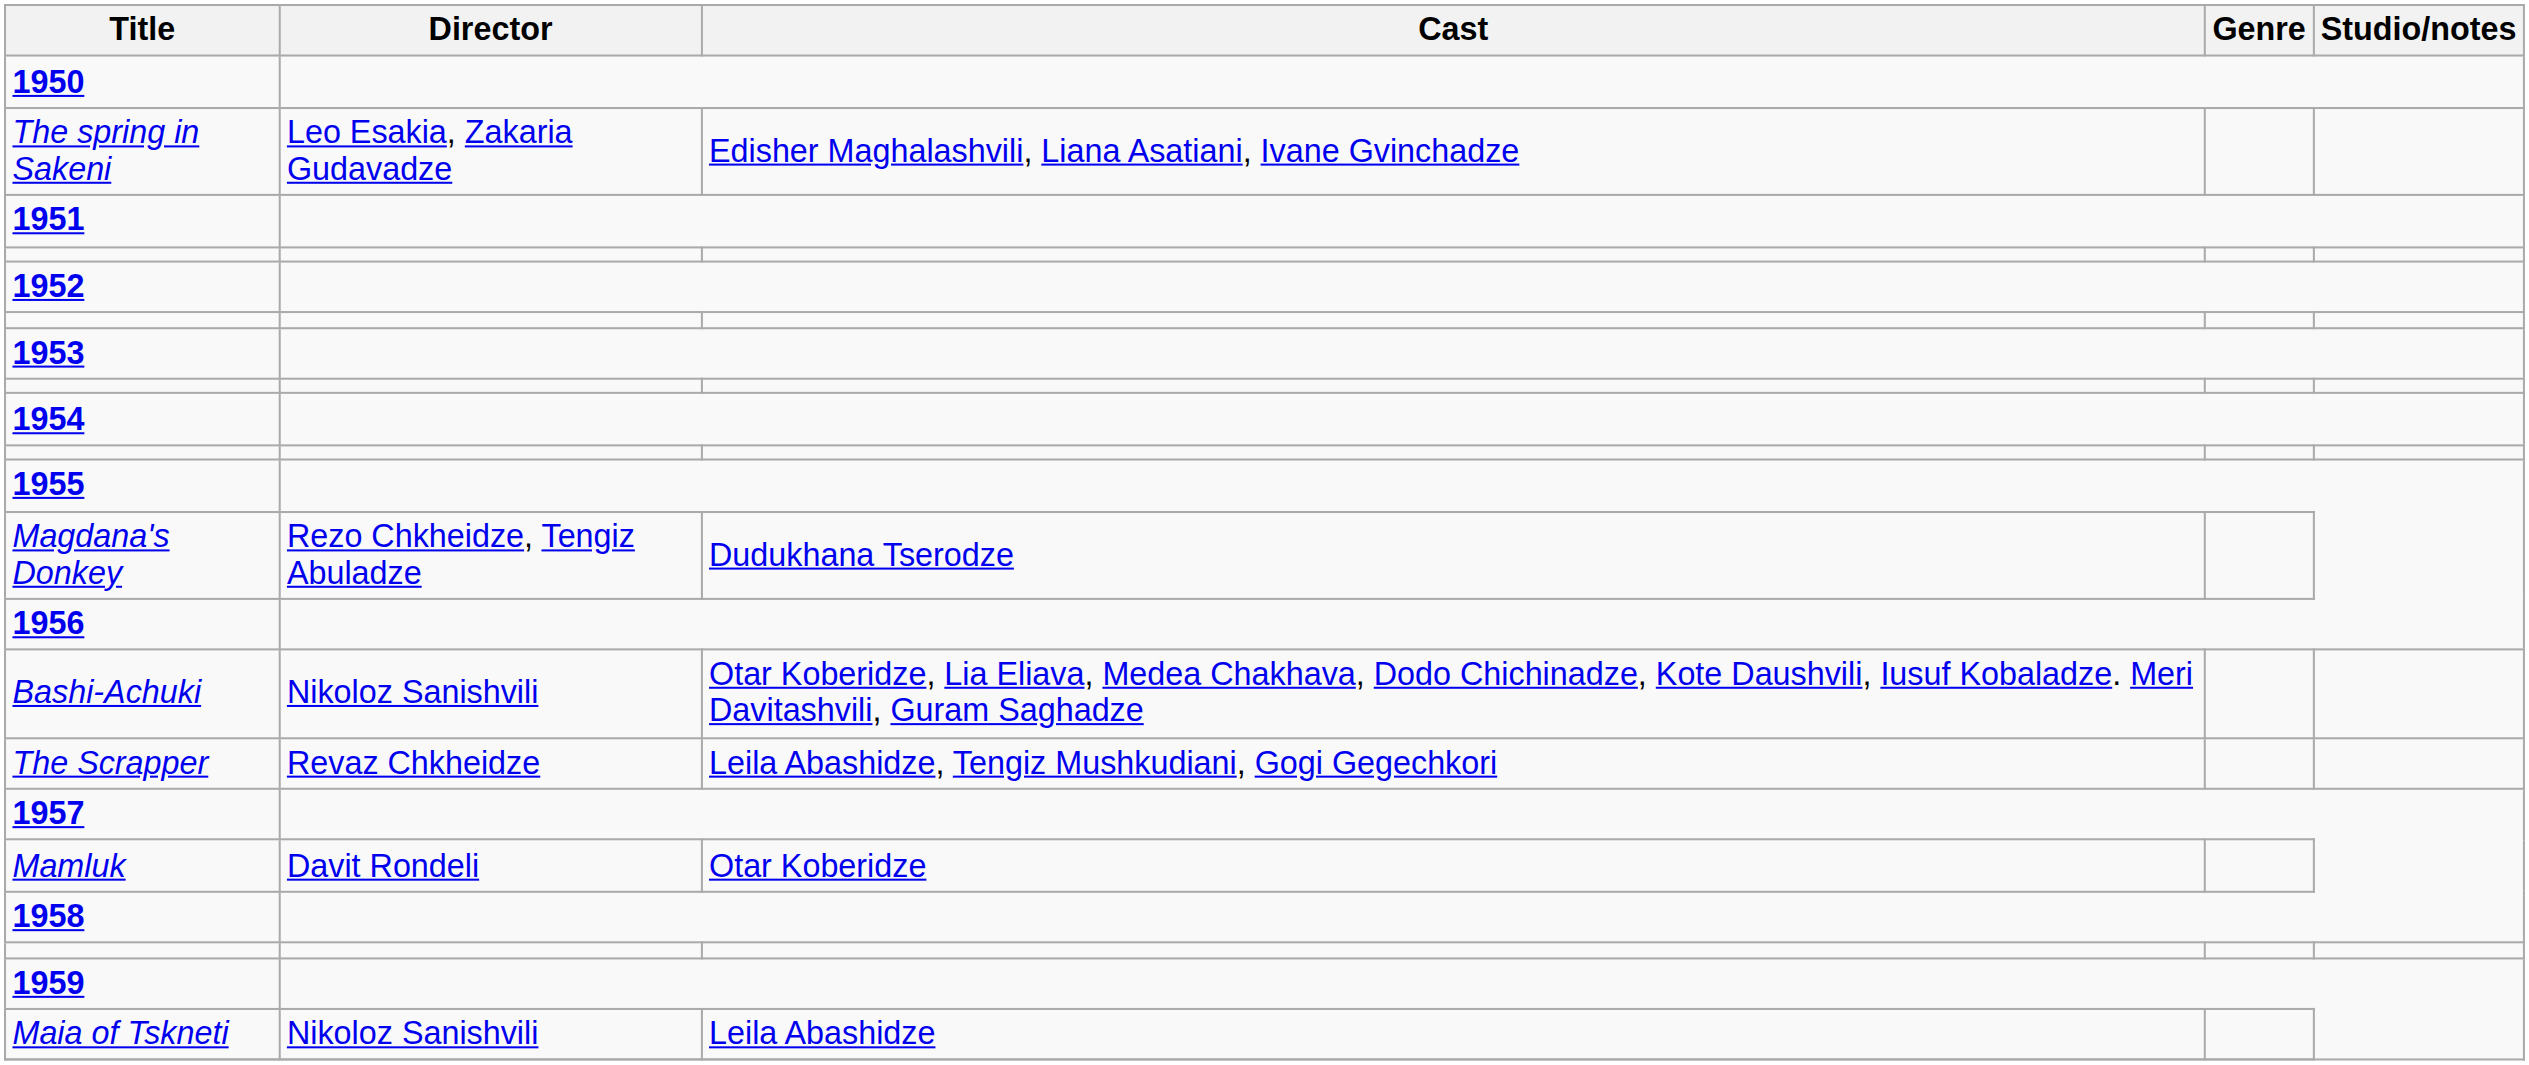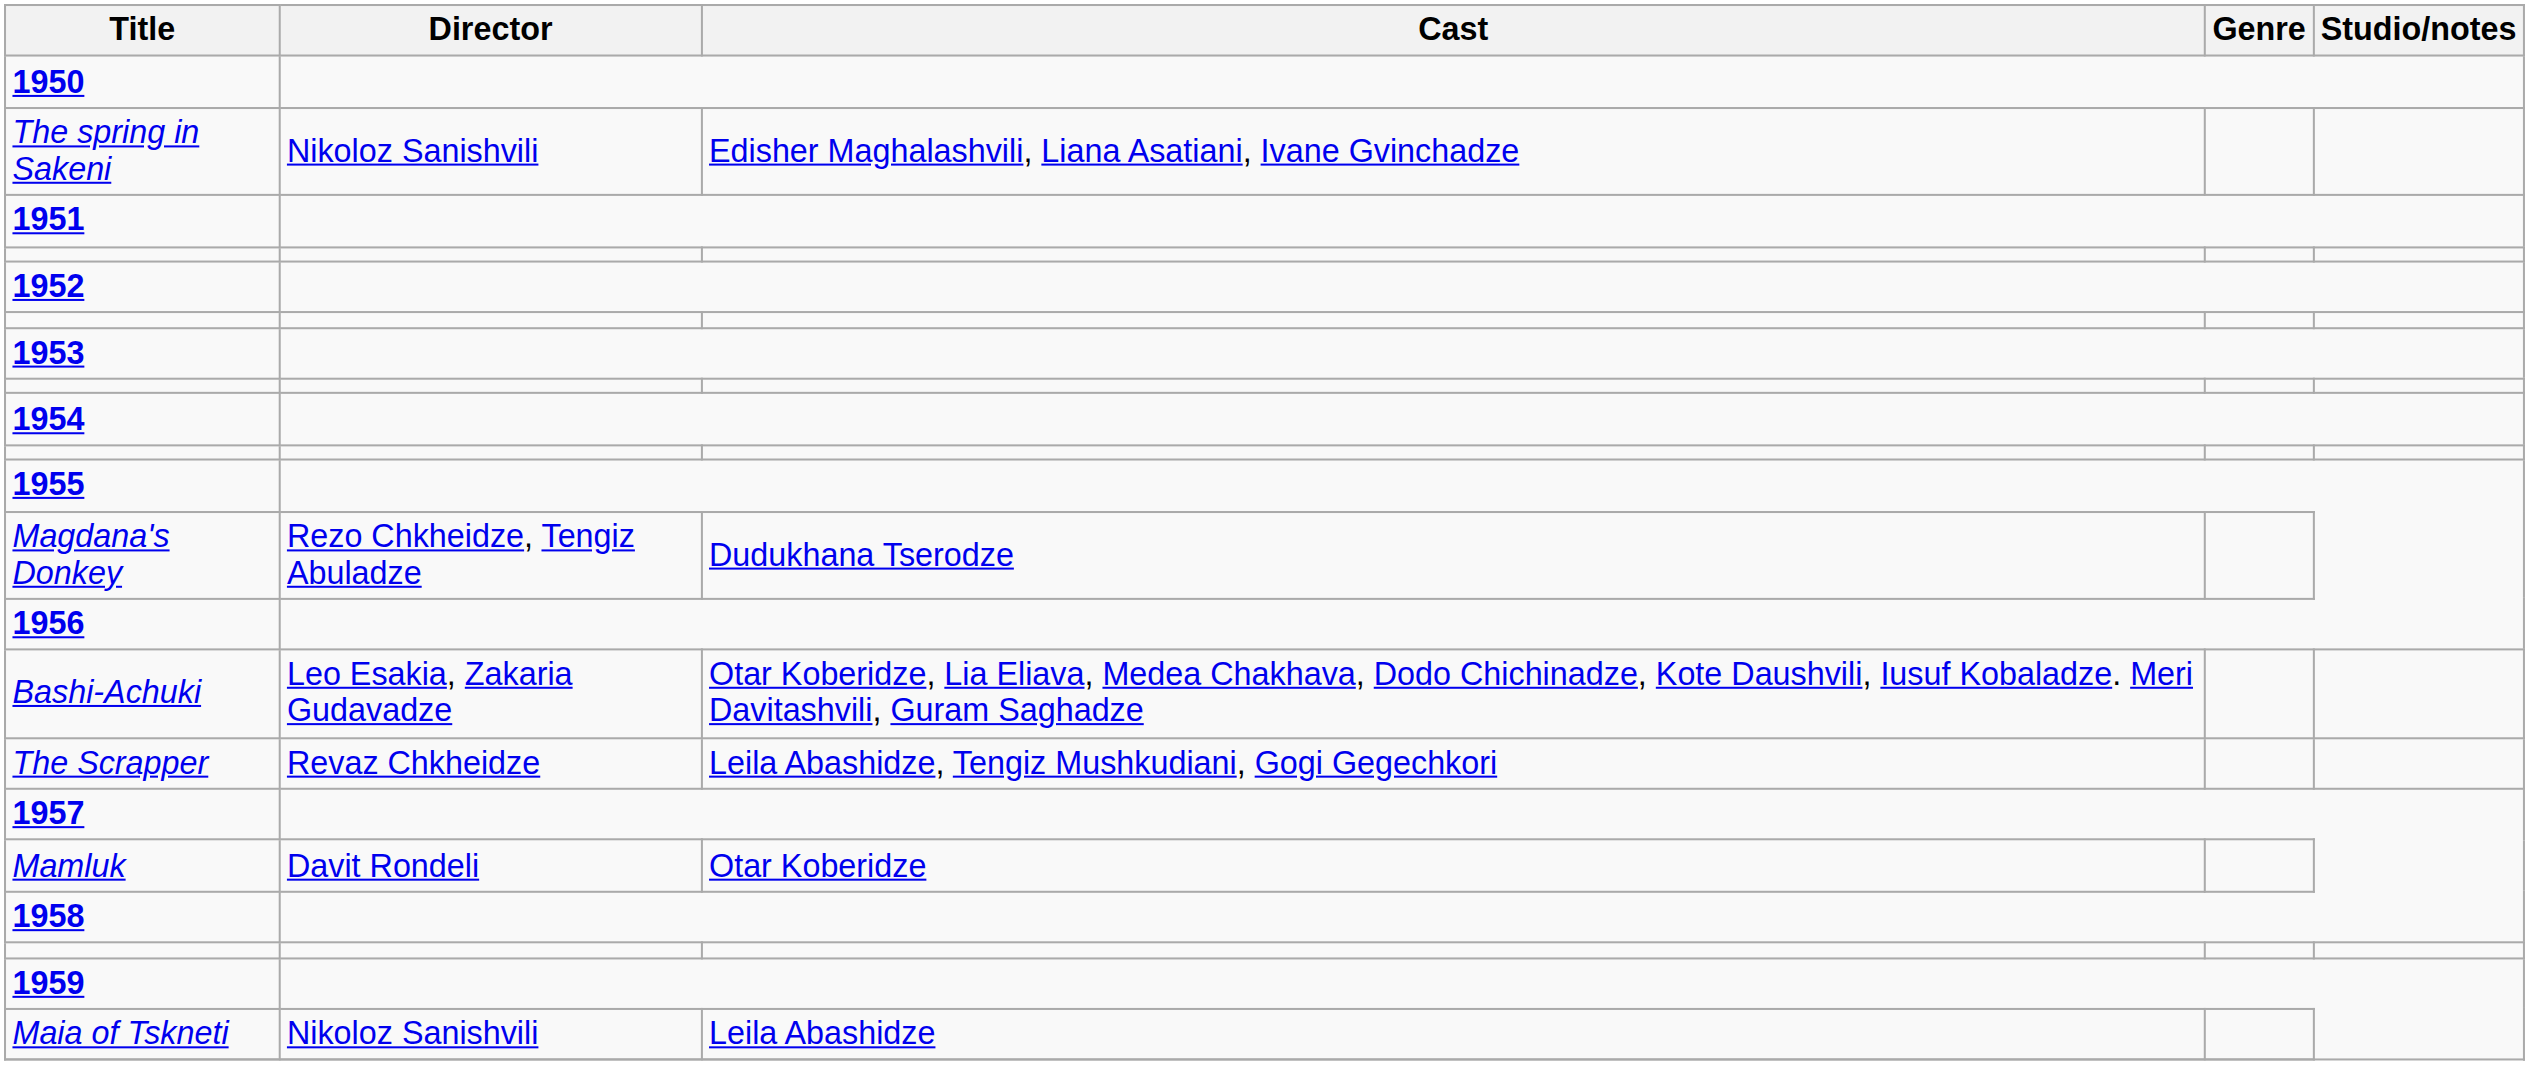(430, 150) Leo Esakia, Zakaria Gudavadze -> (413, 150) Nikoloz Sanishvili
(413, 693) Nikoloz Sanishvili -> (430, 693) Leo Esakia, Zakaria Gudavadze
